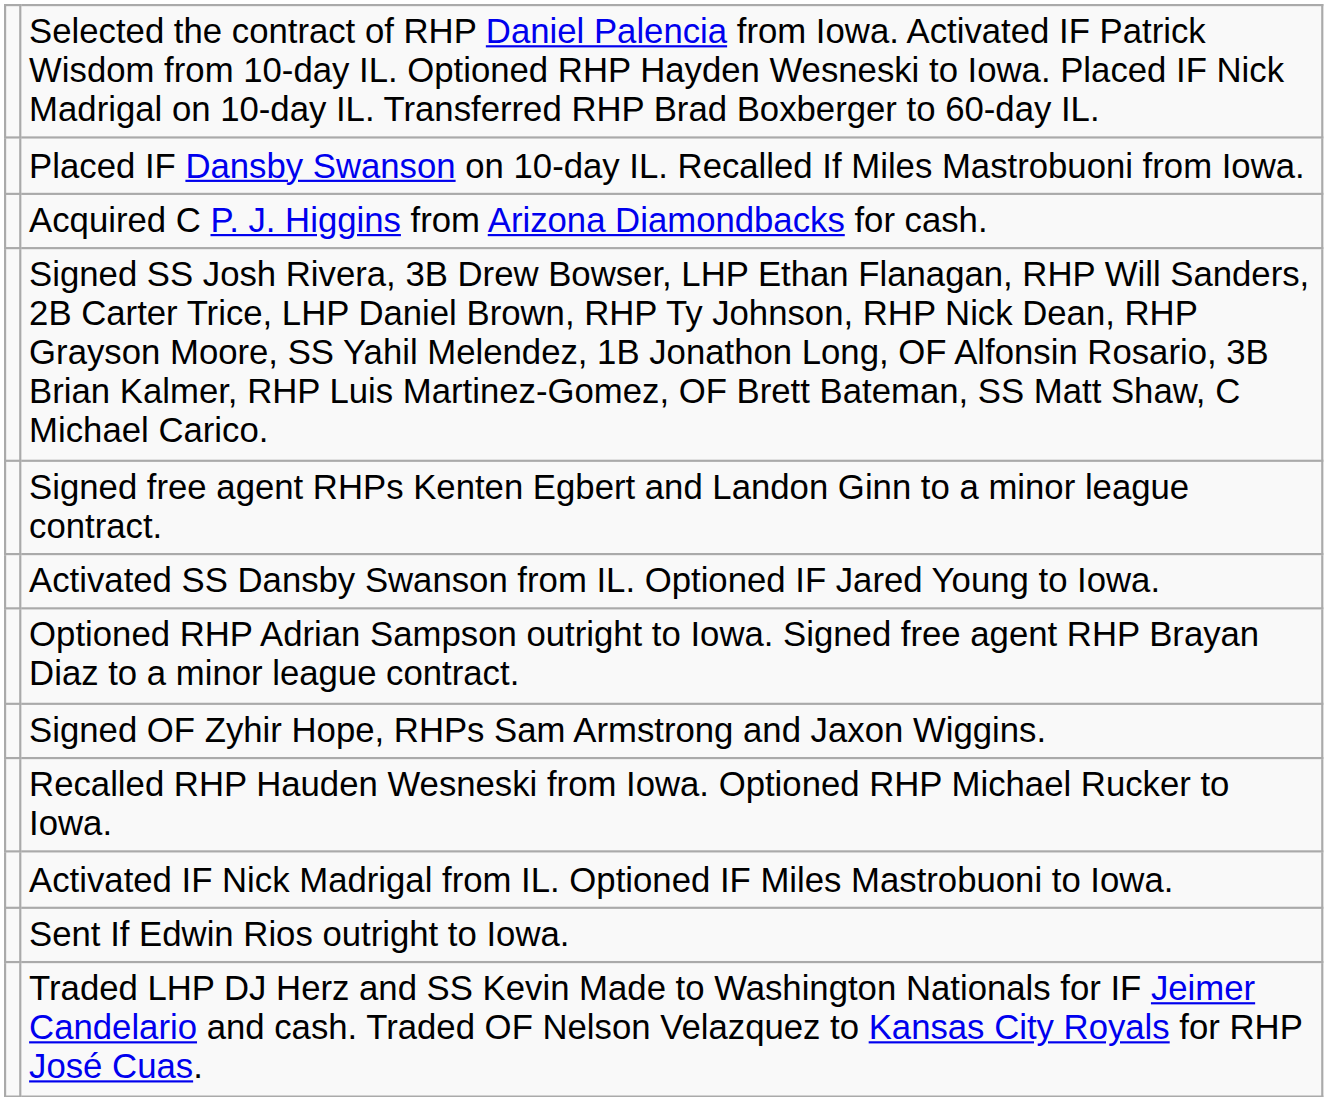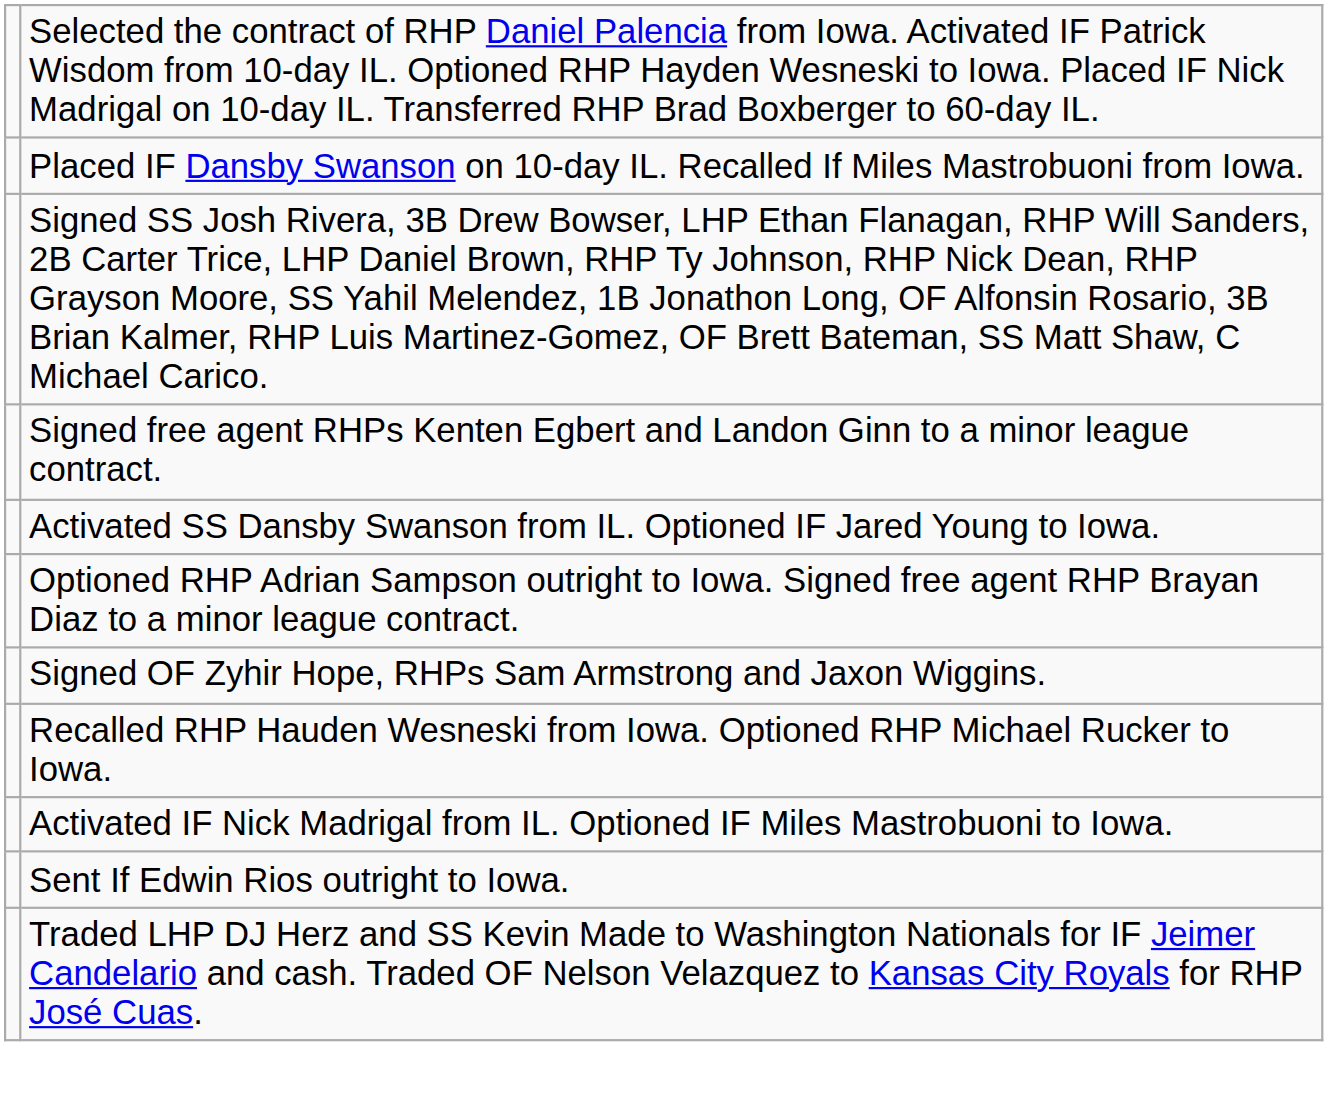- row: (508, 220)
